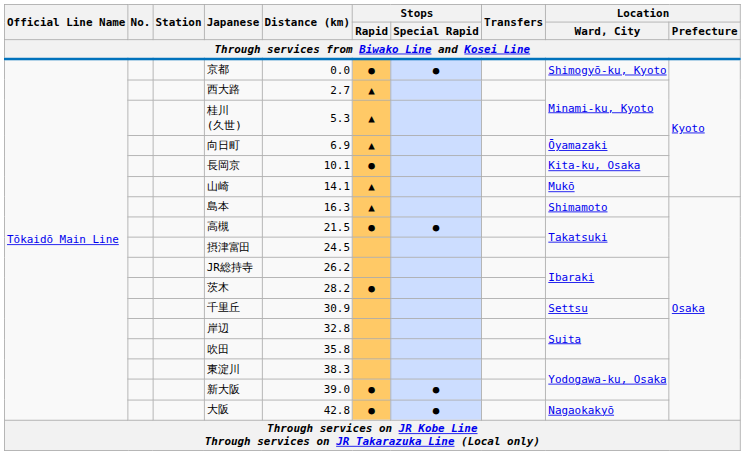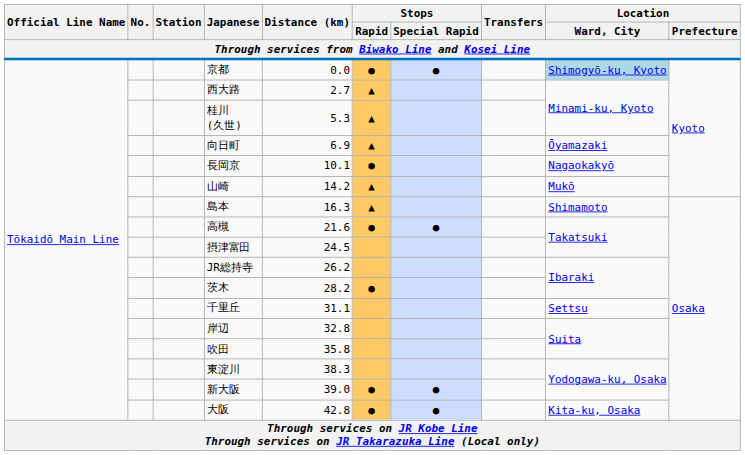(607, 70) no background -> (607, 70) lightblue background
(594, 166) Kita-ku, Osaka -> (581, 166) Nagaokakyō
(337, 186) 14.1 -> (337, 186) 14.2
(337, 227) 21.5 -> (337, 227) 21.6
(337, 308) 30.9 -> (337, 308) 31.1
(581, 410) Nagaokakyō -> (594, 410) Kita-ku, Osaka
